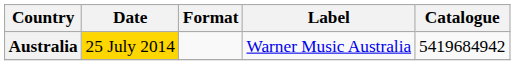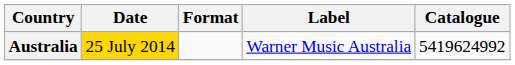(462, 45) 5419684942 -> (462, 45) 5419624992
